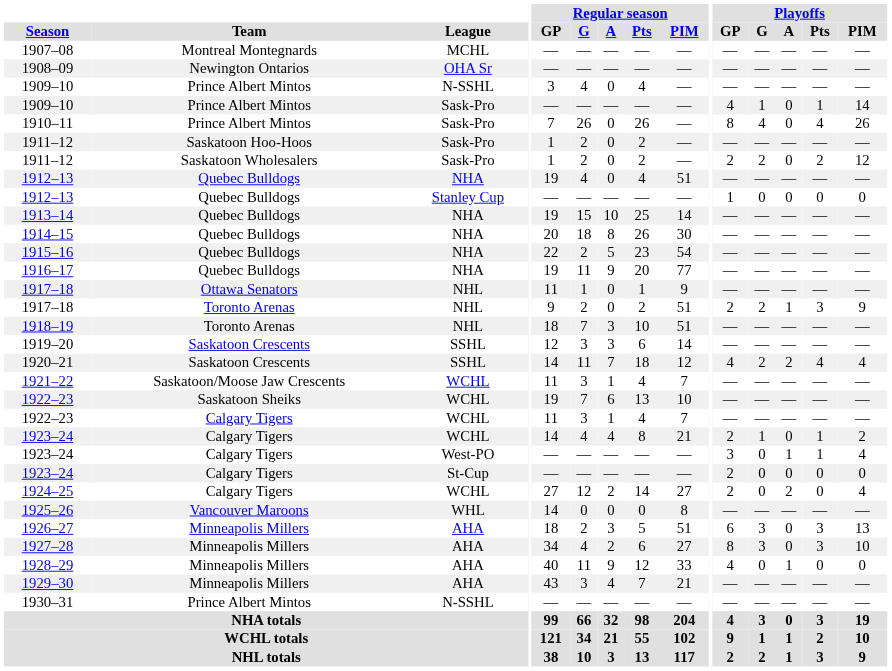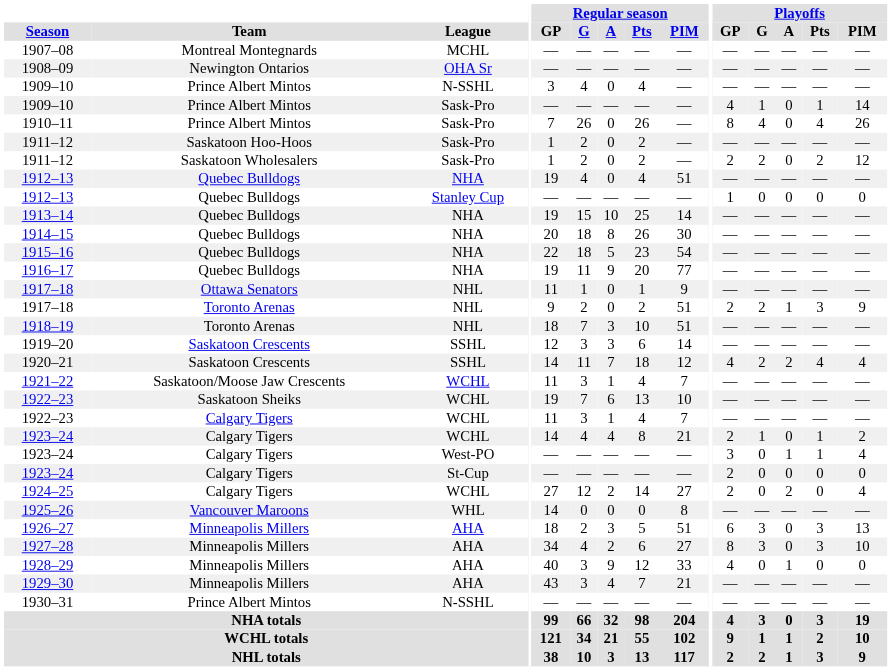(584, 252) 2 -> (584, 252) 18
(584, 565) 11 -> (584, 565) 3
